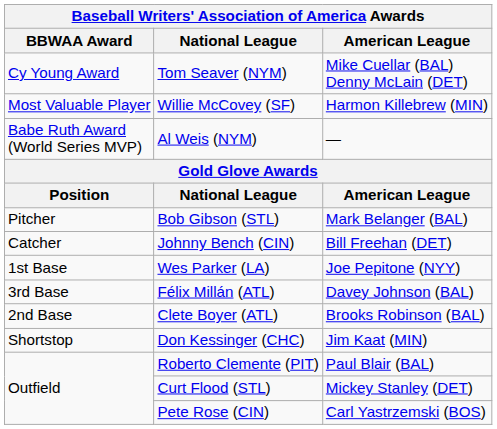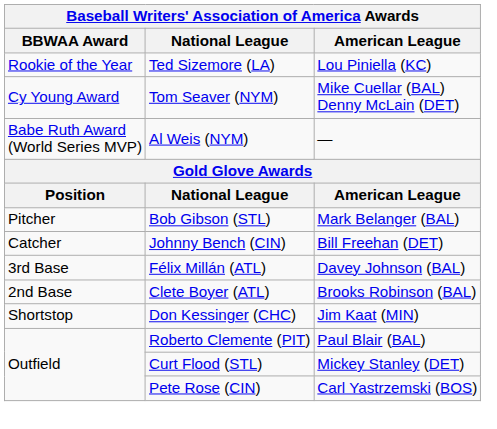+ row: (212, 64)
- row: (226, 105)
- row: (214, 267)
